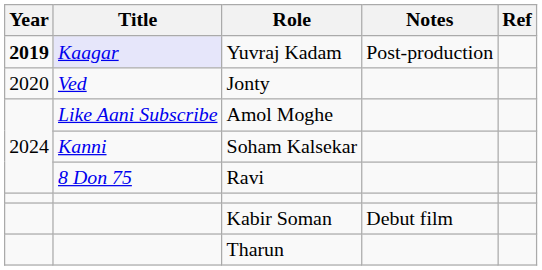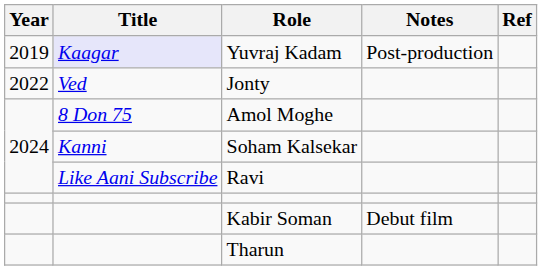(29, 51) bold -> (29, 51) normal
(29, 83) 2020 -> (29, 83) 2022
(138, 114) Like Aani Subscribe -> (95, 114) 8 Don 75
(95, 177) 8 Don 75 -> (138, 177) Like Aani Subscribe
